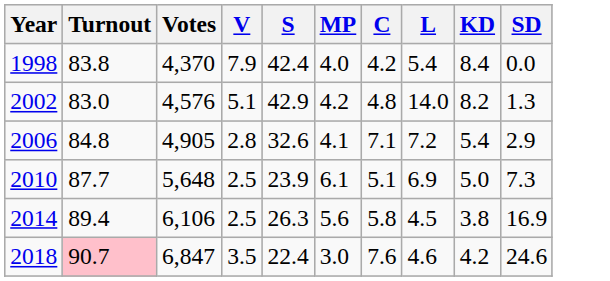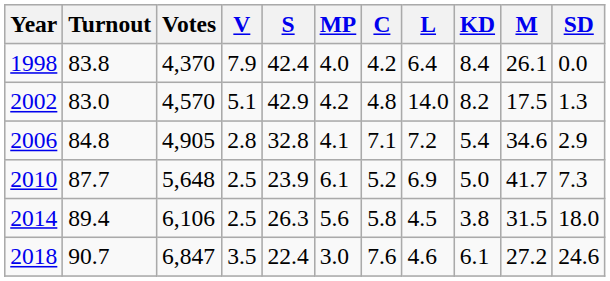+ column: (527, 24)
(422, 62) 5.4 -> (422, 62) 6.4
(189, 101) 4,576 -> (189, 101) 4,570
(288, 140) 32.6 -> (288, 140) 32.8
(382, 179) 5.1 -> (382, 179) 5.2
(527, 218) 16.9 -> (579, 218) 18.0
(89, 257) pink background -> (89, 257) no background
(474, 257) 4.2 -> (474, 257) 6.1
